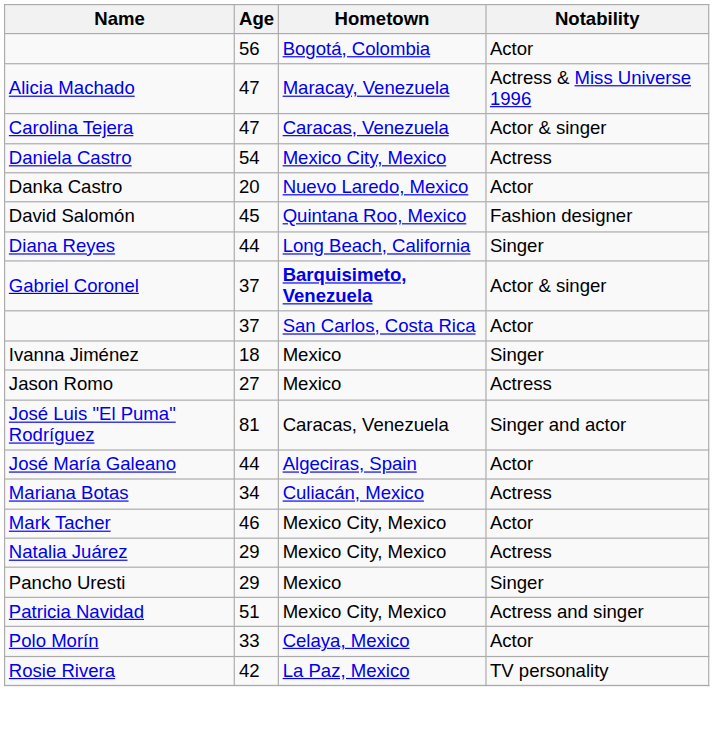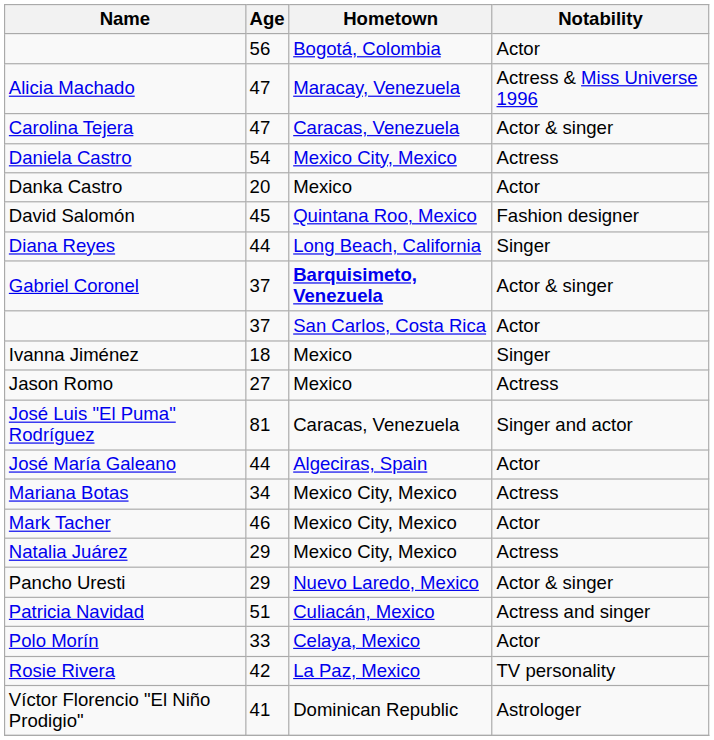(375, 187) Nuevo Laredo, Mexico -> (323, 187) Mexico
(353, 493) Culiacán, Mexico -> (375, 493) Mexico City, Mexico
(312, 582) Mexico -> (386, 582) Nuevo Laredo, Mexico
(517, 582) Singer -> (555, 582) Actor & singer
(364, 611) Mexico City, Mexico -> (364, 611) Culiacán, Mexico
+ row: (110, 710)
